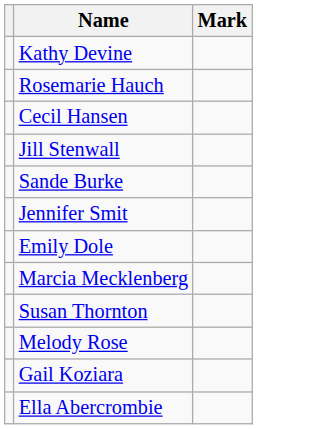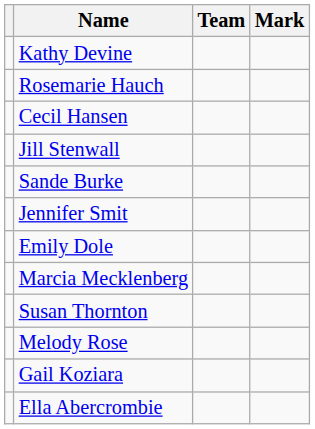+ column: (221, 20)
